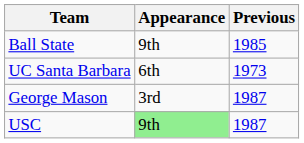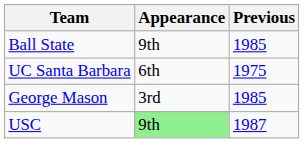(250, 71) 1973 -> (250, 71) 1975
(250, 97) 1987 -> (250, 97) 1985
